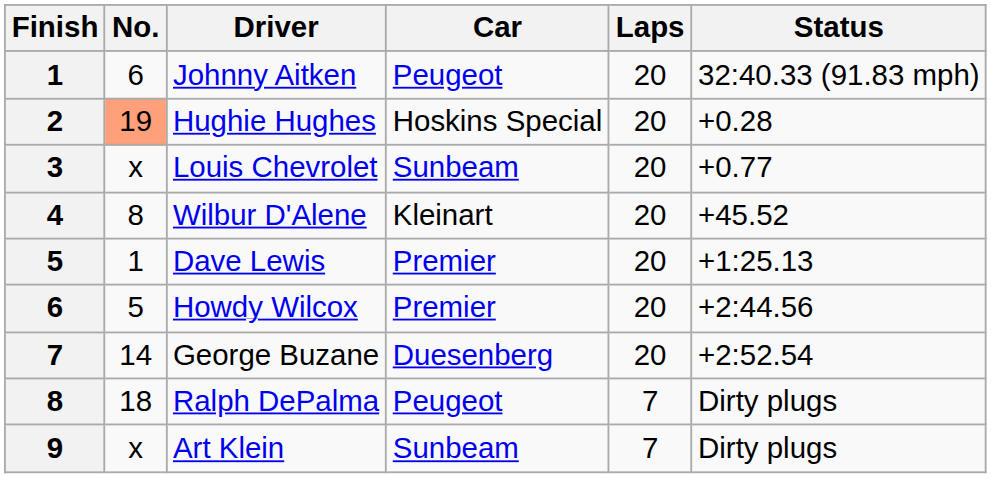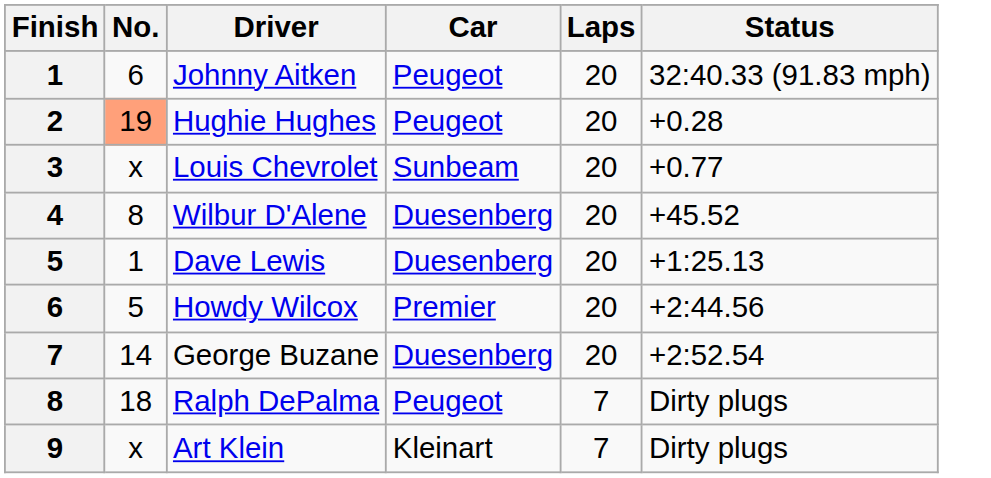(497, 121) Hoskins Special -> (448, 121) Peugeot
(443, 214) Kleinart -> (473, 214) Duesenberg
(444, 261) Premier -> (473, 261) Duesenberg
(456, 448) Sunbeam -> (443, 448) Kleinart
